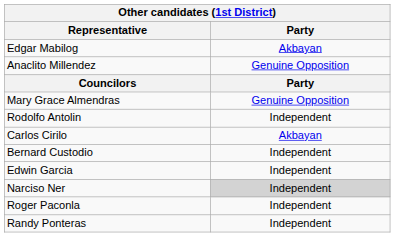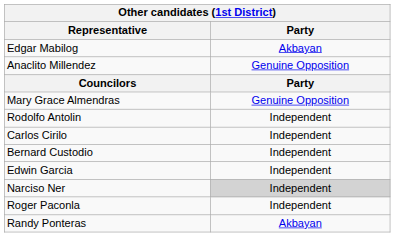(300, 135) Akbayan -> (300, 135) Independent
(300, 223) Independent -> (300, 223) Akbayan
